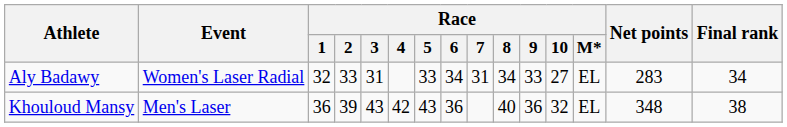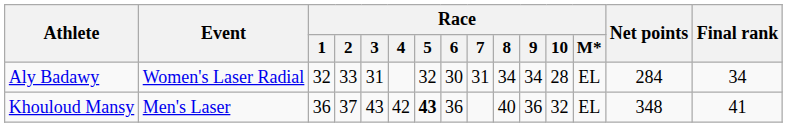(427, 77) 33 -> (427, 77) 32
(454, 77) 34 -> (454, 77) 30
(533, 77) 33 -> (533, 77) 34
(560, 77) 27 -> (560, 77) 28
(649, 77) 283 -> (649, 77) 284
(348, 107) 39 -> (348, 107) 37
(427, 107) normal -> (427, 107) bold
(737, 107) 38 -> (737, 107) 41
